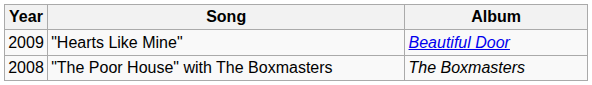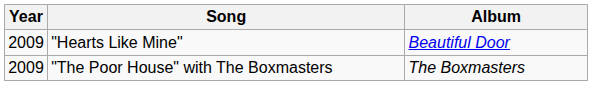(26, 67) 2008 -> (26, 67) 2009
